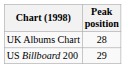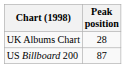(102, 55) 29 -> (102, 55) 87
